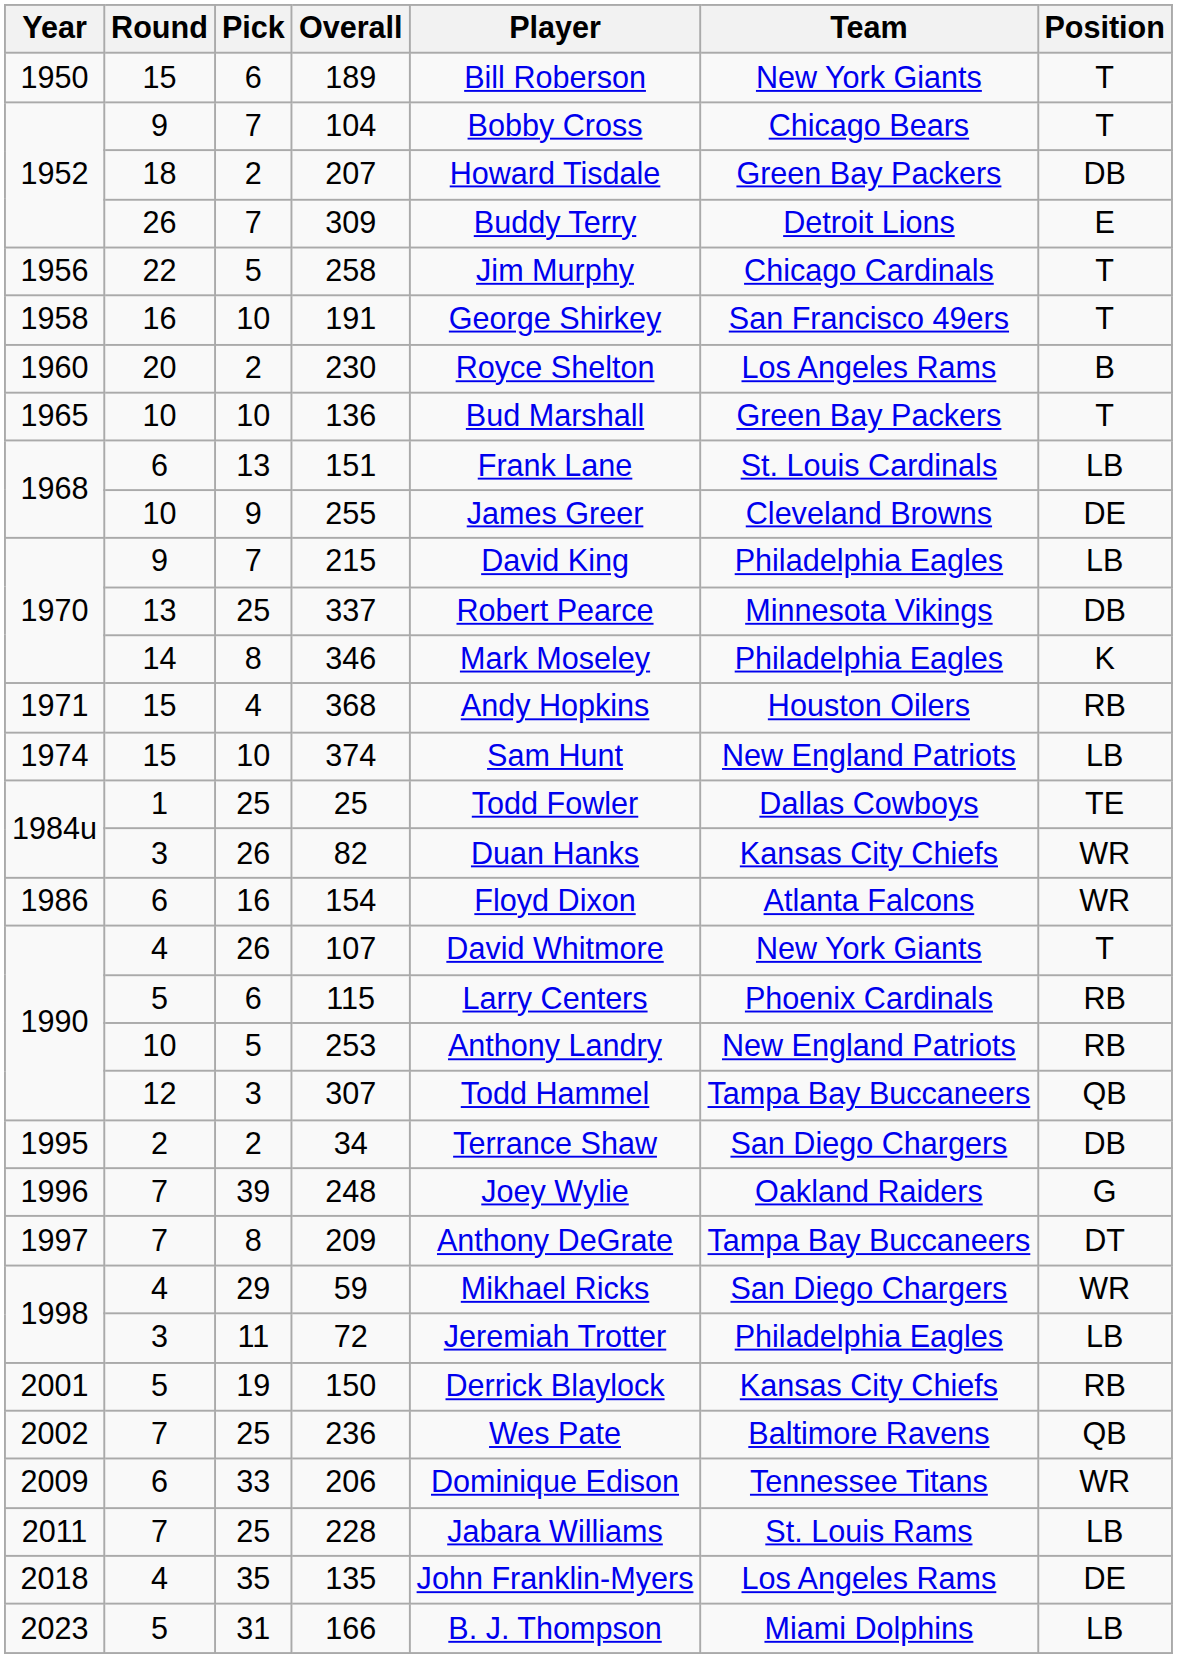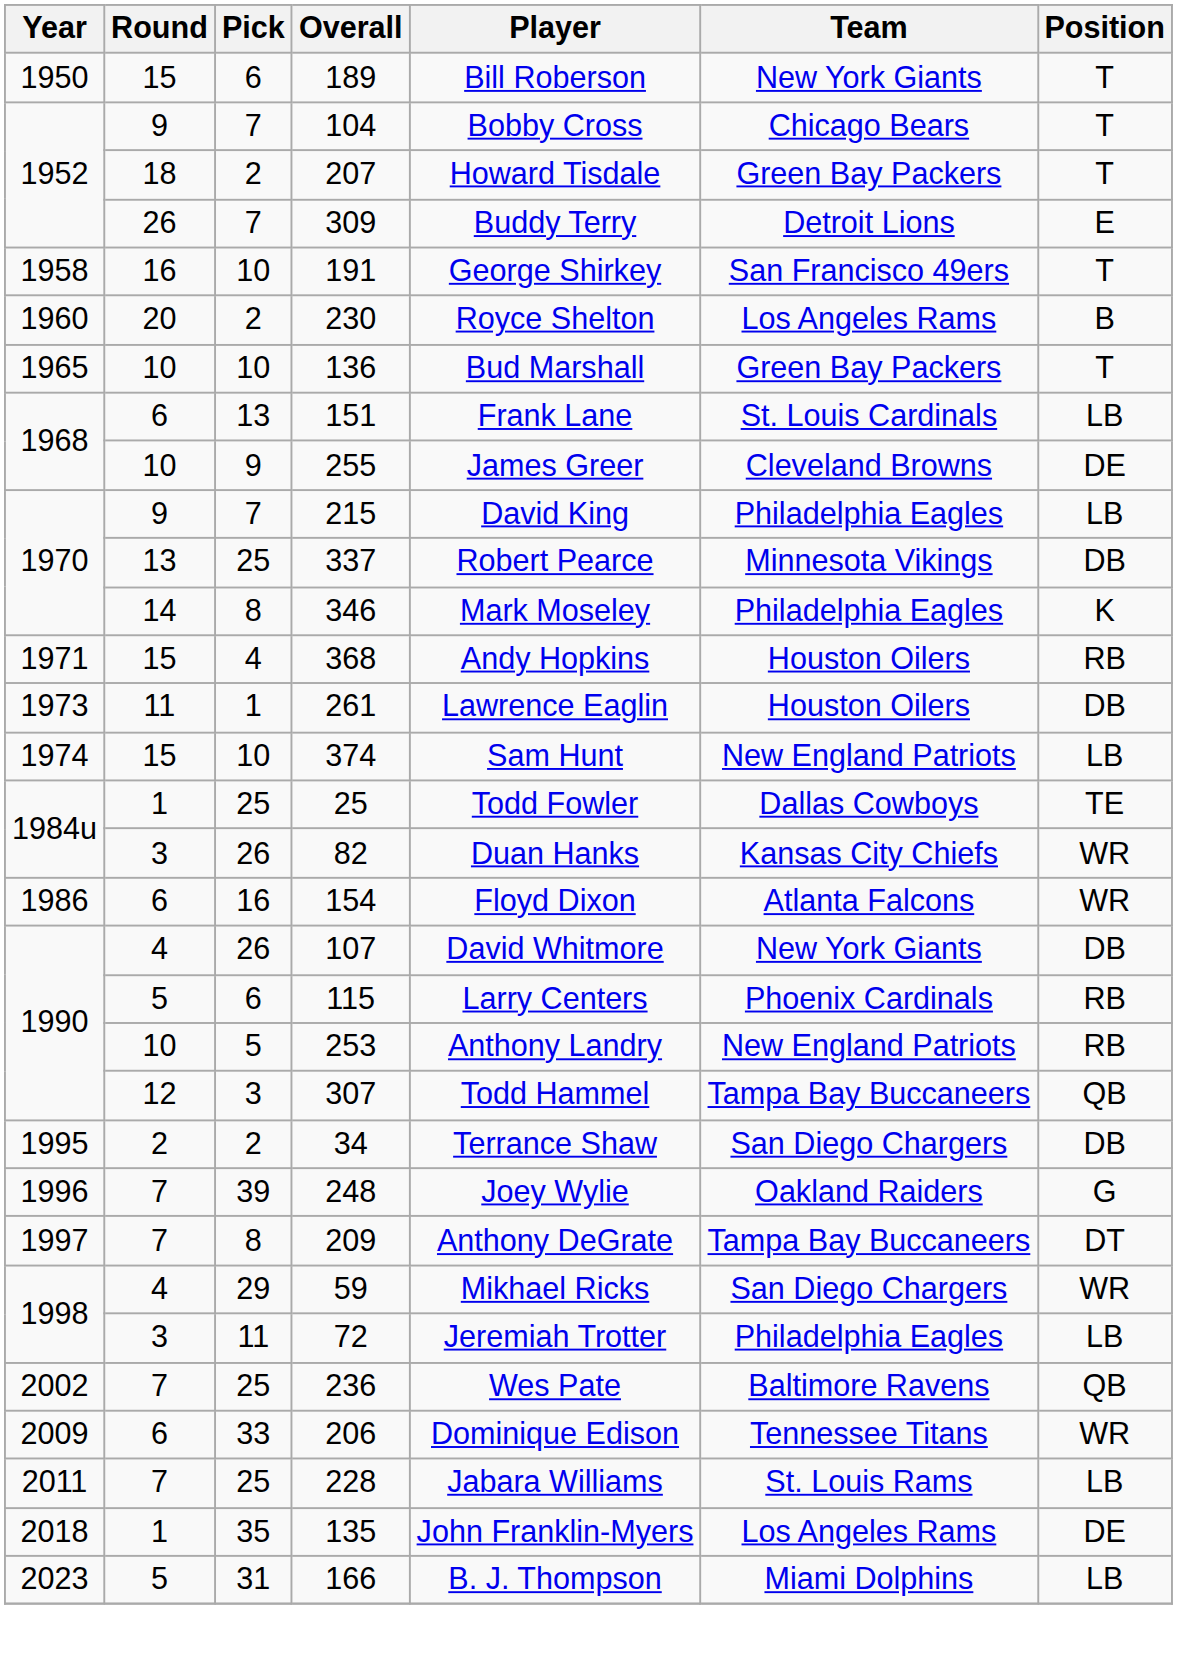(1105, 174) DB -> (1105, 174) T
- row: (351, 271)
+ row: (351, 707)
(1105, 949) T -> (1105, 949) DB
- row: (351, 1385)
(159, 1579) 4 -> (159, 1531) 1
